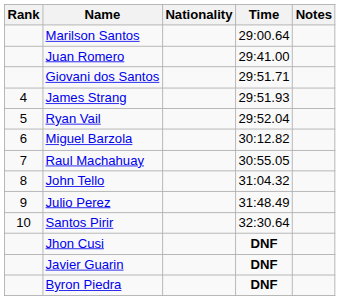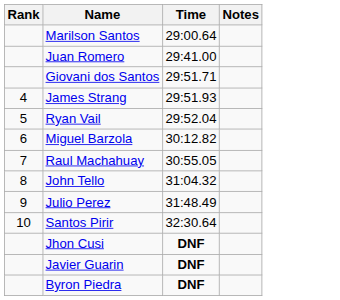- column: (199, 14)
